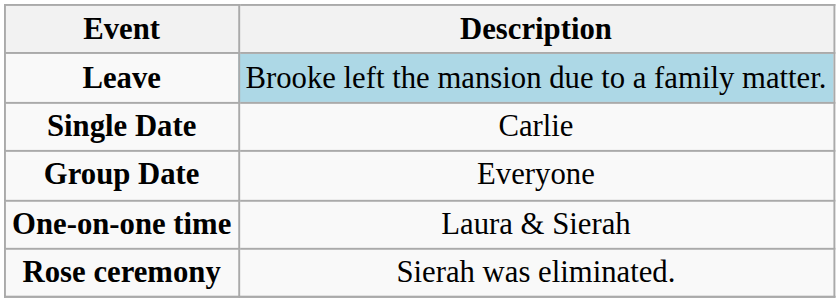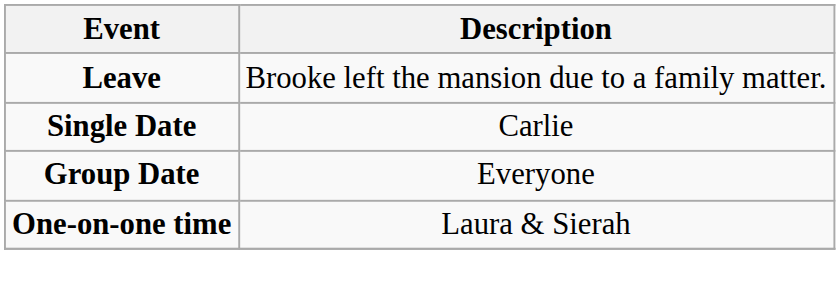(536, 77) lightblue background -> (536, 77) no background
- row: (122, 272)
